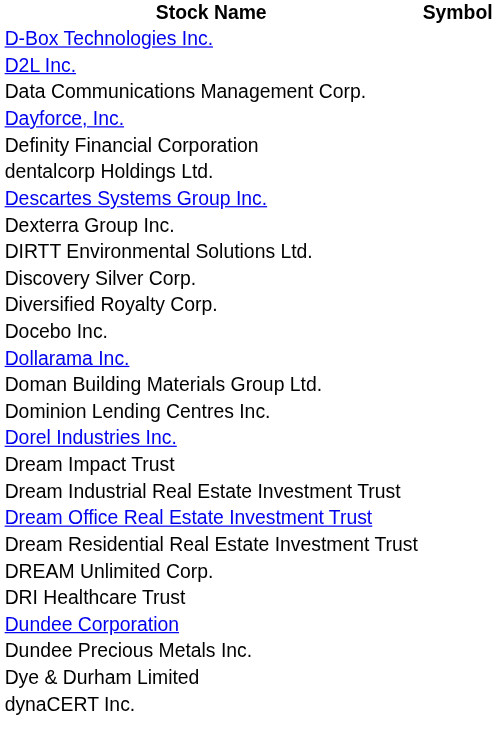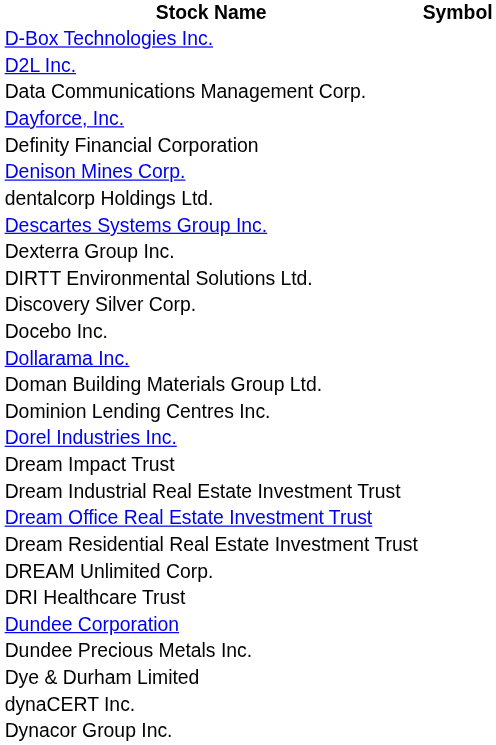+ row: (95, 172)
- row: (111, 305)
+ row: (89, 731)
